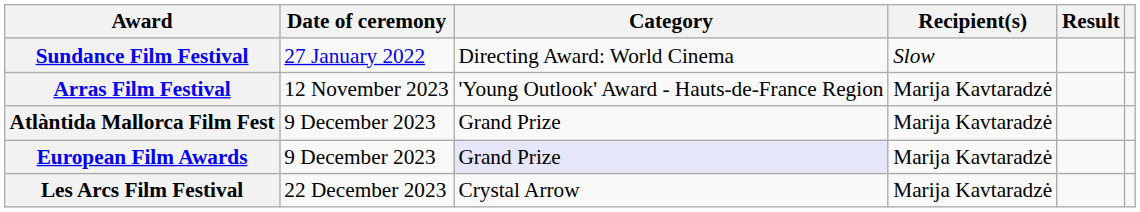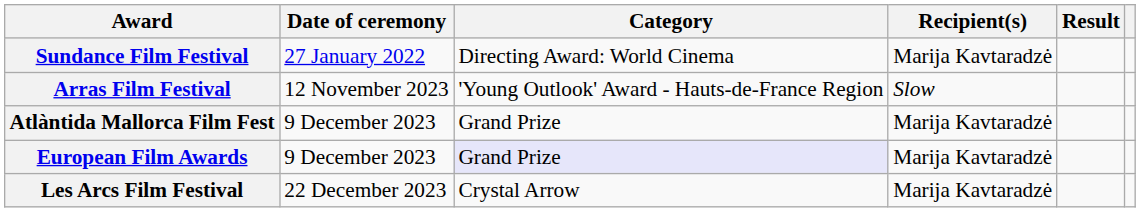(914, 55) Slow -> (973, 55) Marija Kavtaradzė
(973, 88) Marija Kavtaradzė -> (914, 88) Slow
